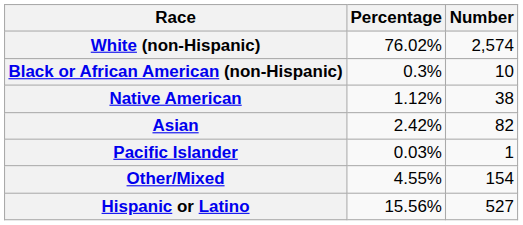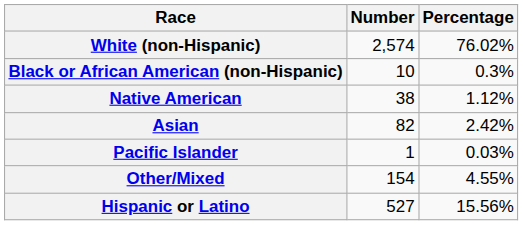columns swapped: (482, 17) <-> (396, 17)
